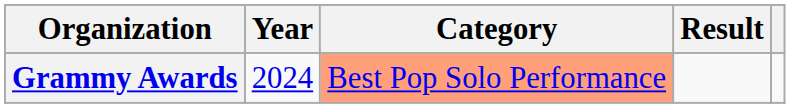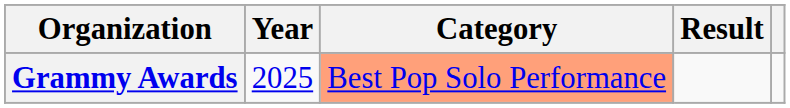(282, 77) 2024 -> (282, 77) 2025
